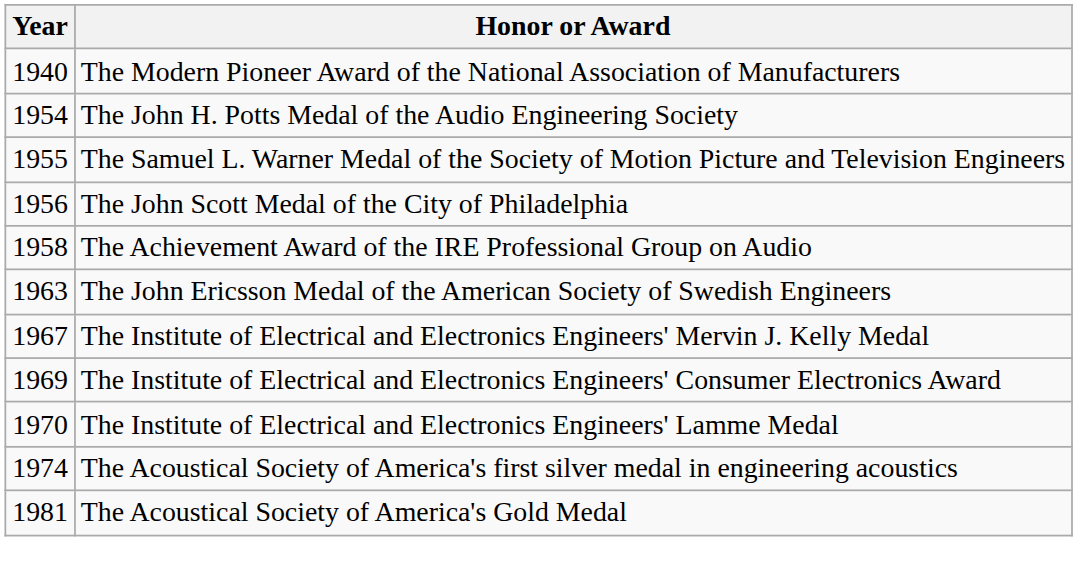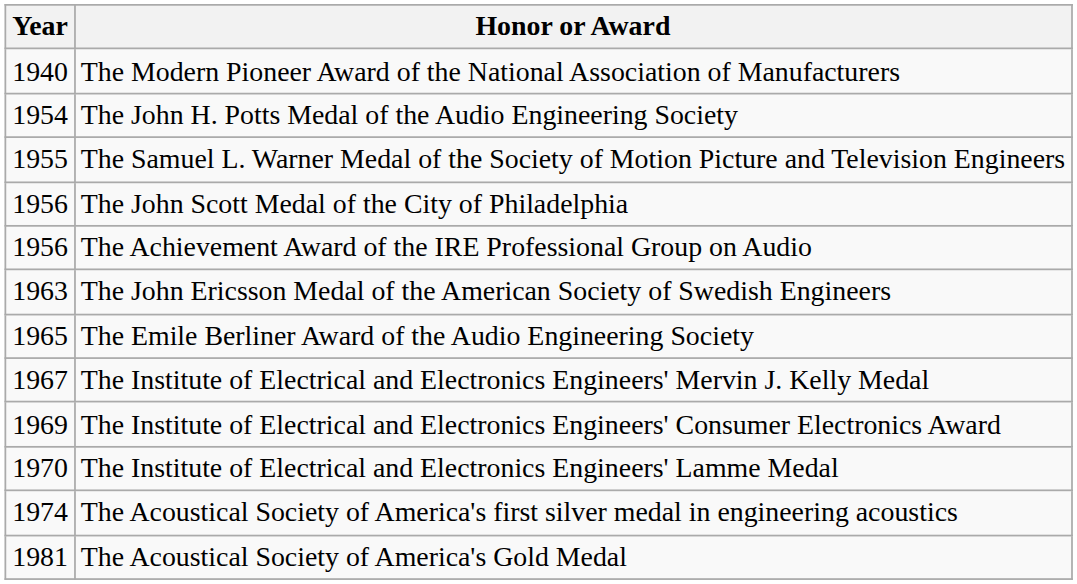(40, 247) 1958 -> (40, 247) 1956
+ row: (417, 335)
